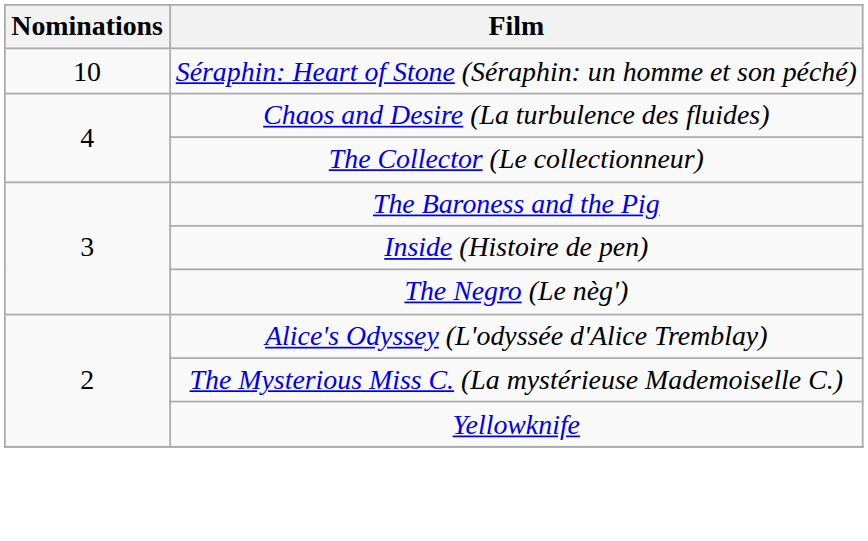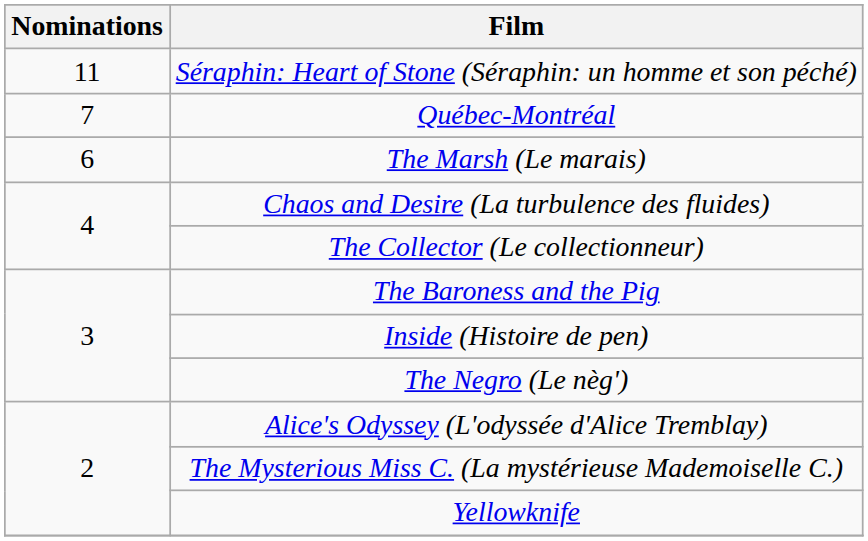(87, 70) 10 -> (87, 70) 11
+ row: (516, 114)
+ row: (516, 159)
